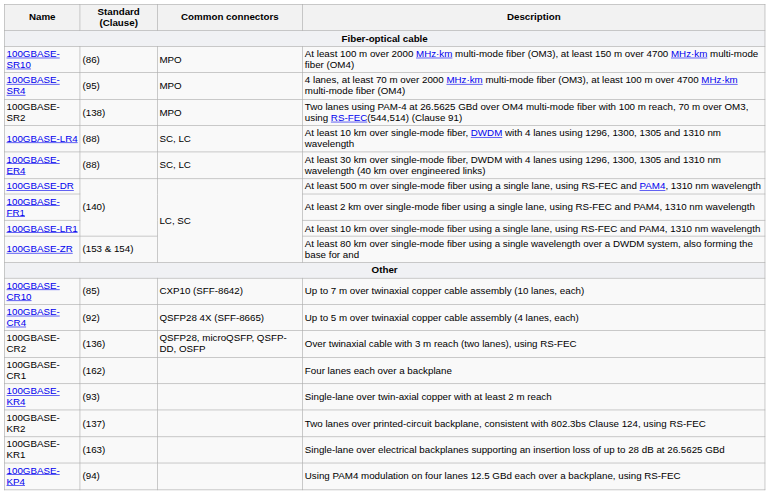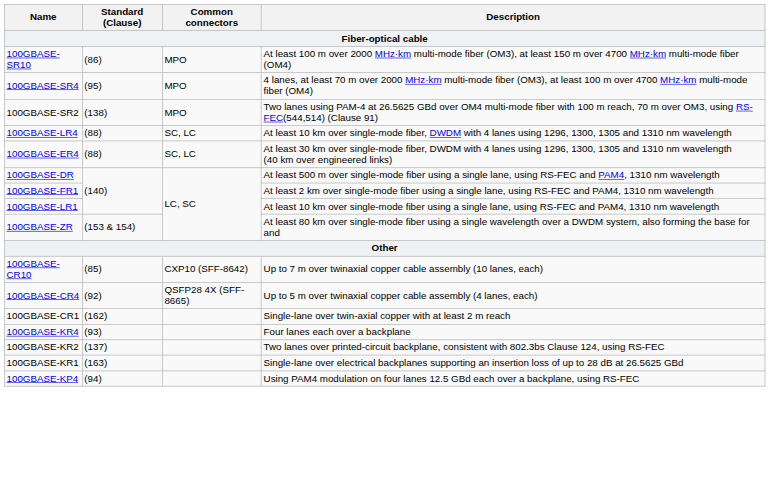- row: (33, 344)
(378, 370) Four lanes each over a backplane -> (387, 316) Single-lane over twin-axial copper with at least 2 m reach
(428, 397) Single-lane over twin-axial copper with at least 2 m reach -> (337, 332) Four lanes each over a backplane
